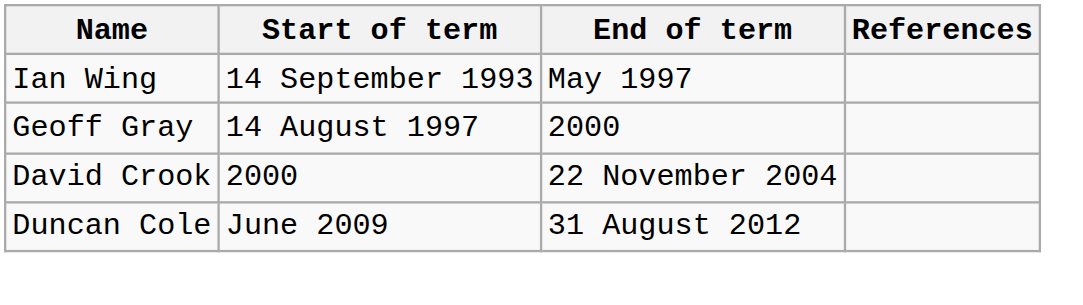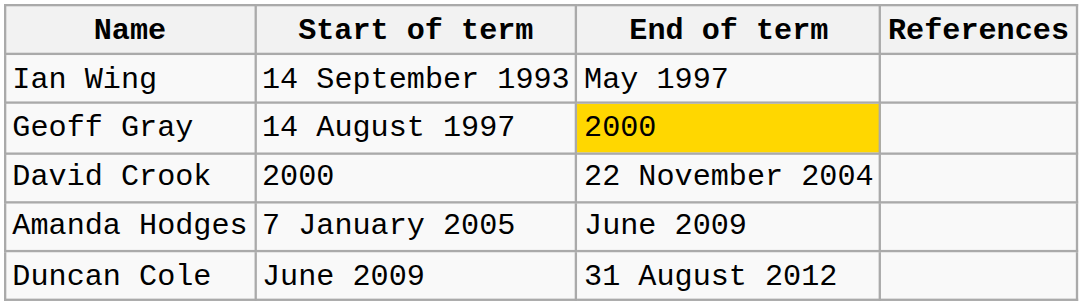(584, 128) no background -> (620, 128) gold background
+ row: (130, 226)
